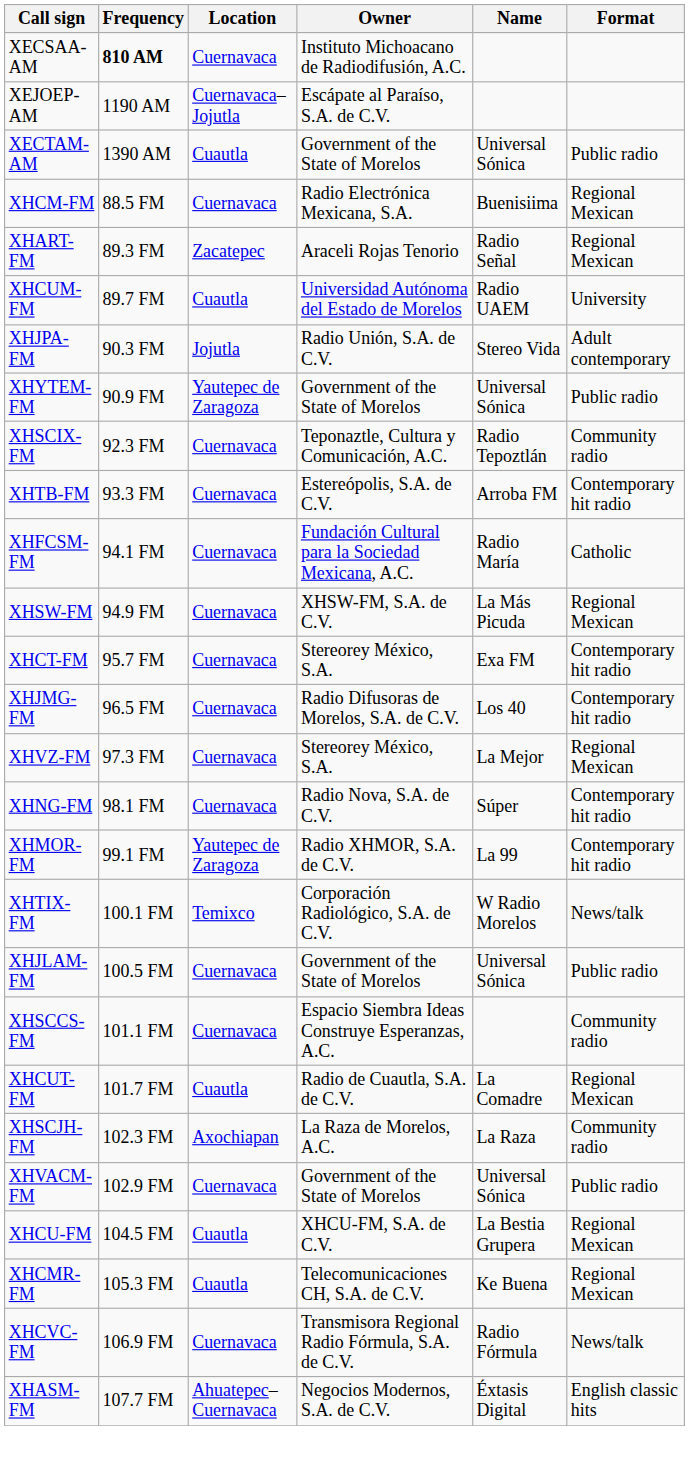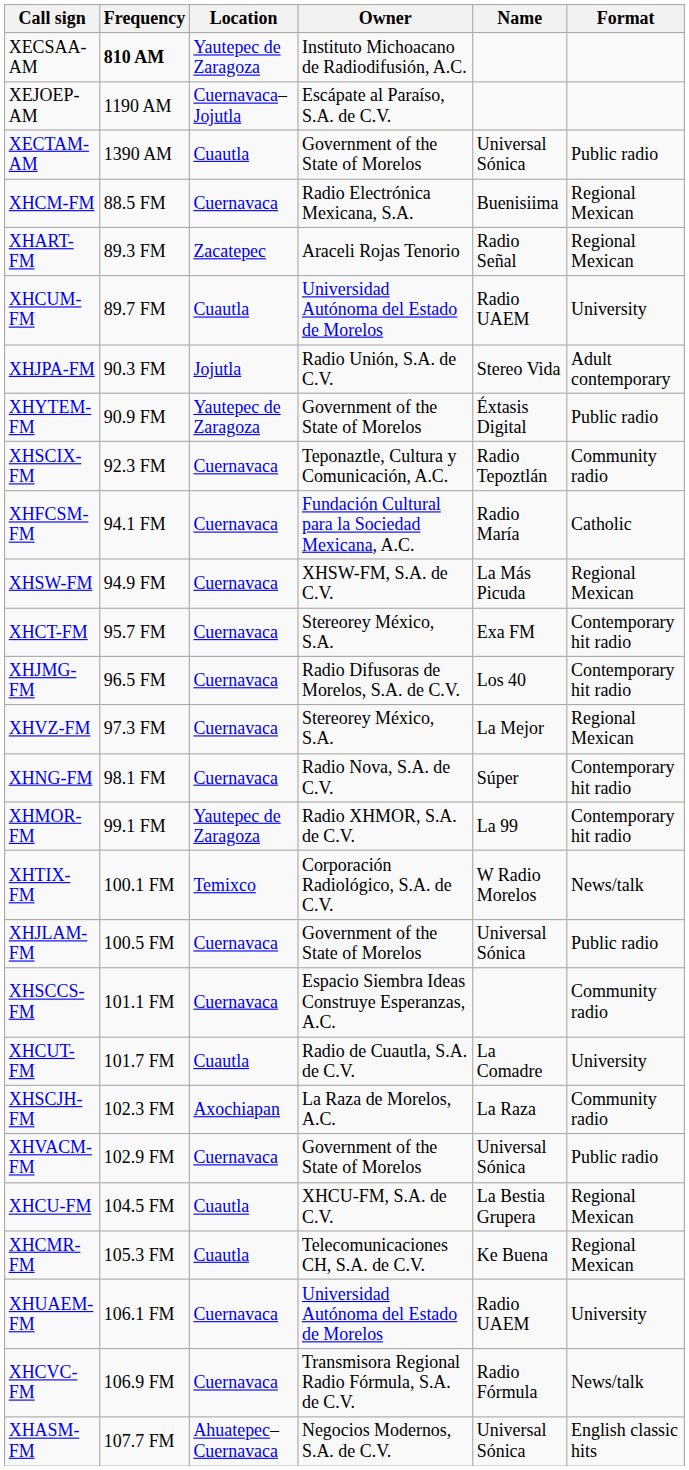(234, 57) Cuernavaca -> (237, 57) Yautepec de Zaragoza
(511, 397) Universal Sónica -> (503, 417) Éxtasis Digital
- row: (49, 494)
(603, 1089) Regional Mexican -> (609, 1060) University
+ row: (51, 1313)
(502, 1400) Éxtasis Digital -> (512, 1441) Universal Sónica
